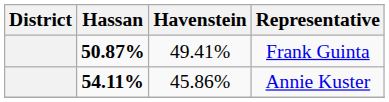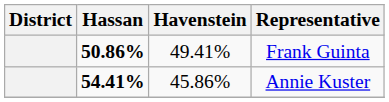(113, 50) 50.87% -> (113, 50) 50.86%
(113, 81) 54.11% -> (113, 81) 54.41%
